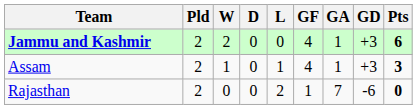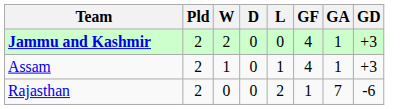- column: (398, 16)
